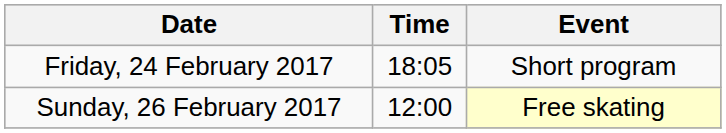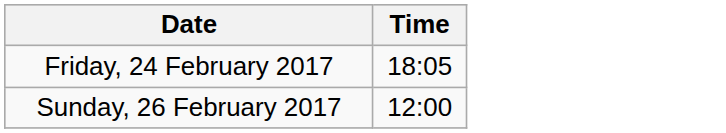- column: (594, 25)
